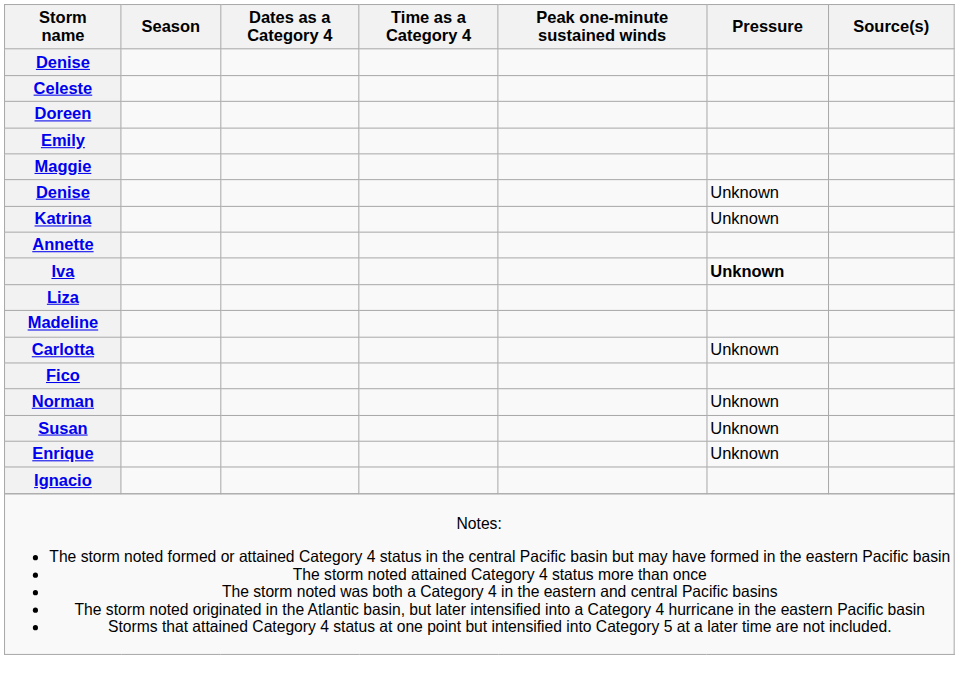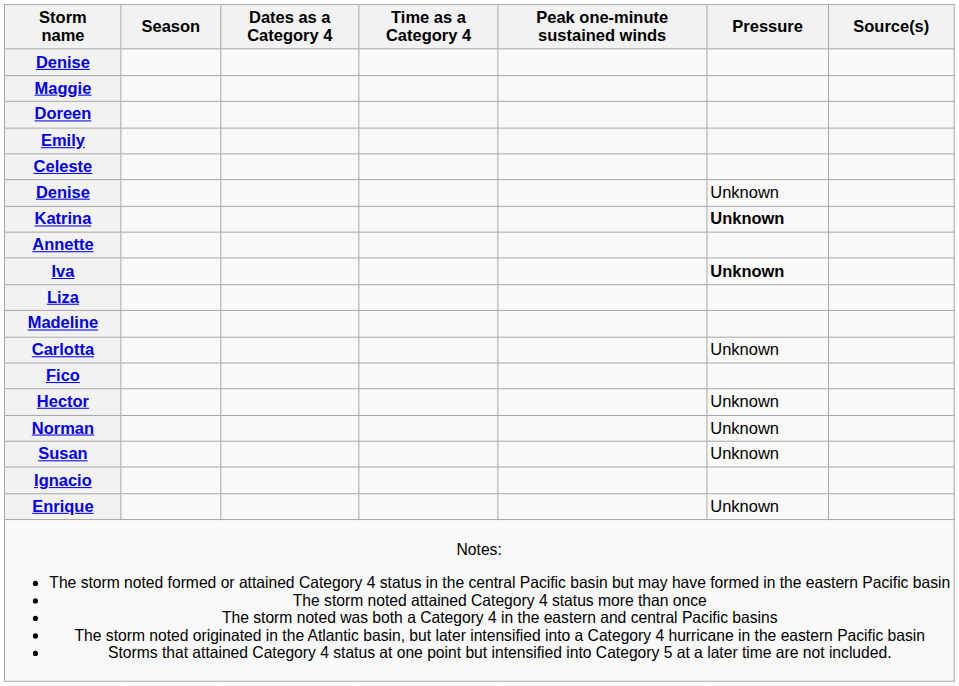rows swapped: (63, 88) <-> (63, 166)
(745, 219) normal -> (747, 219) bold
+ row: (63, 402)
rows swapped: (63, 454) <-> (63, 480)
